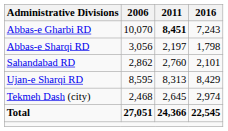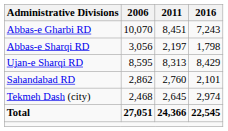(174, 29) bold -> (174, 29) normal
rows swapped: (41, 63) <-> (45, 79)
